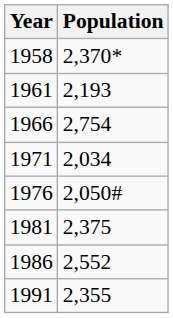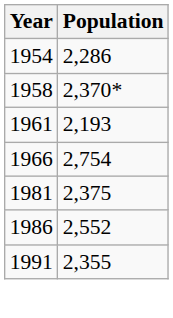+ row: (31, 55)
- row: (31, 158)
- row: (31, 192)
